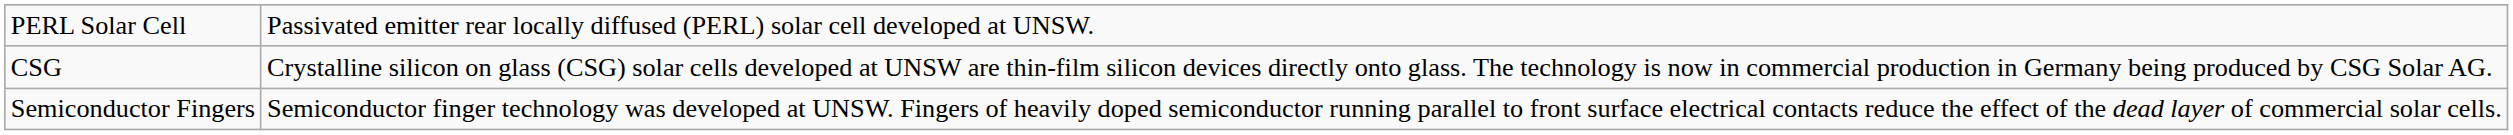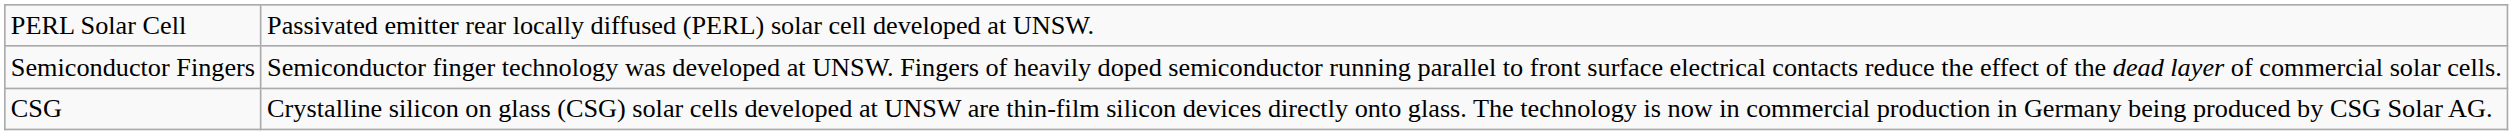rows swapped: (133, 108) <-> (36, 66)
